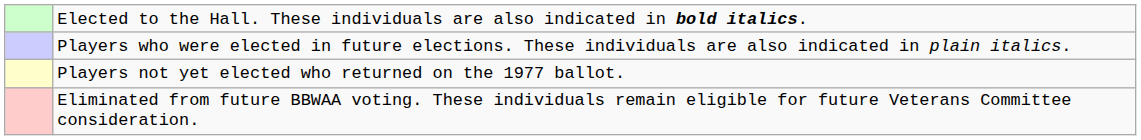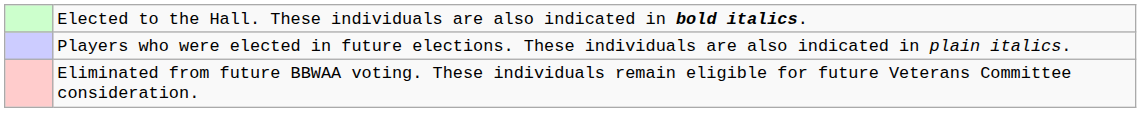- row: (341, 74)
